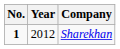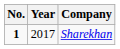(43, 34) 2012 -> (43, 34) 2017
